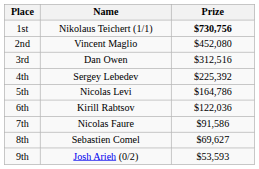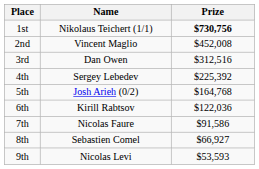(213, 44) $452,080 -> (213, 44) $452,008
(106, 92) Nicolas Levi -> (106, 92) Josh Arieh (0/2)
(213, 92) $164,786 -> (213, 92) $164,768
(213, 140) $69,627 -> (213, 140) $66,927
(106, 156) Josh Arieh (0/2) -> (106, 156) Nicolas Levi
